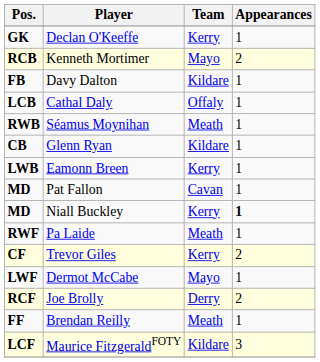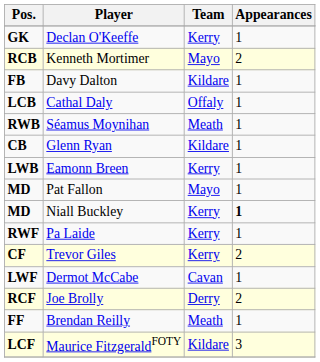(205, 189) Cavan -> (204, 189) Mayo
(205, 233) Meath -> (204, 233) Kerry
(204, 277) Mayo -> (205, 277) Cavan
